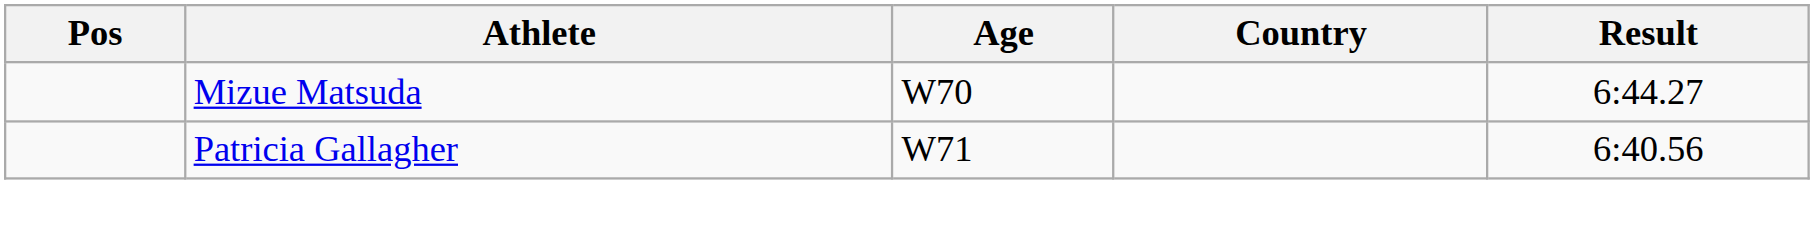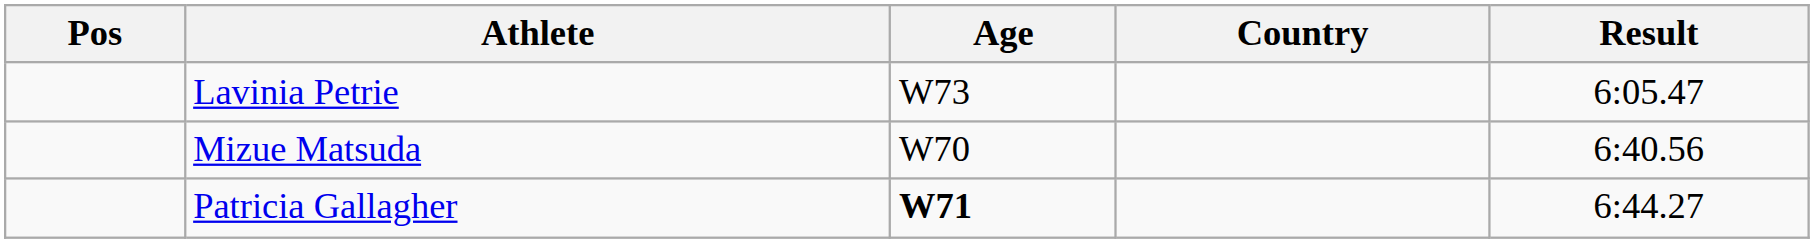+ row: (296, 91)
(1648, 91) 6:44.27 -> (1649, 149) 6:40.56
(937, 149) normal -> (936, 206) bold
(1648, 149) 6:40.56 -> (1649, 206) 6:44.27
